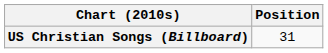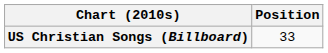(287, 37) 31 -> (287, 37) 33
